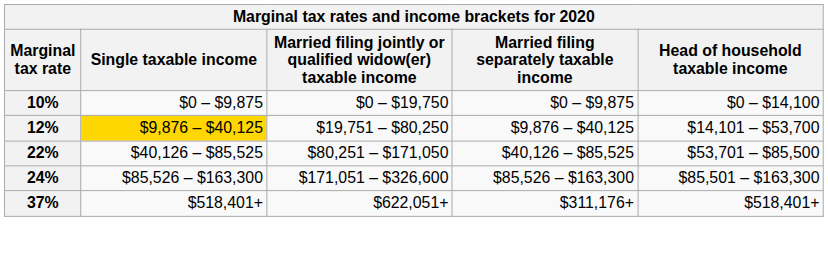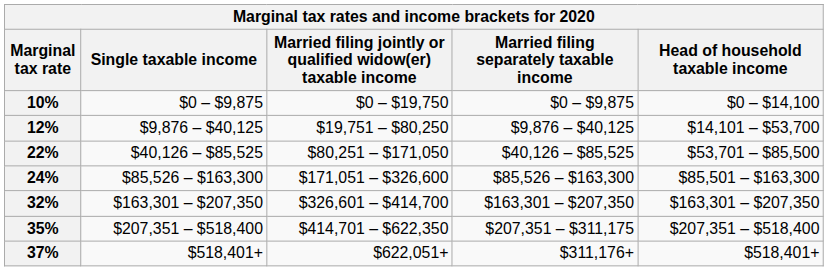(201, 128) gold background -> (201, 128) no background
+ row: (43, 203)
+ row: (43, 228)
